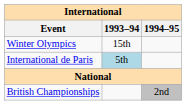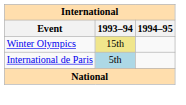(122, 44) no background -> (115, 44) khaki background
- row: (53, 92)
